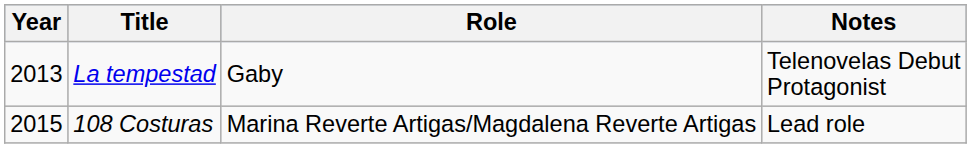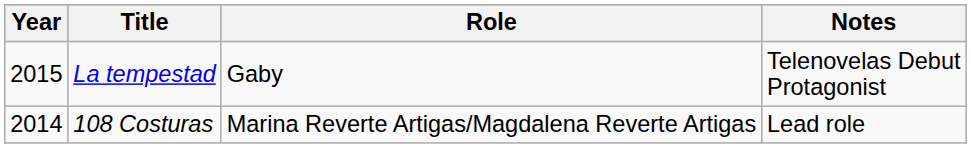(36, 73) 2013 -> (36, 73) 2015
(36, 124) 2015 -> (36, 124) 2014
